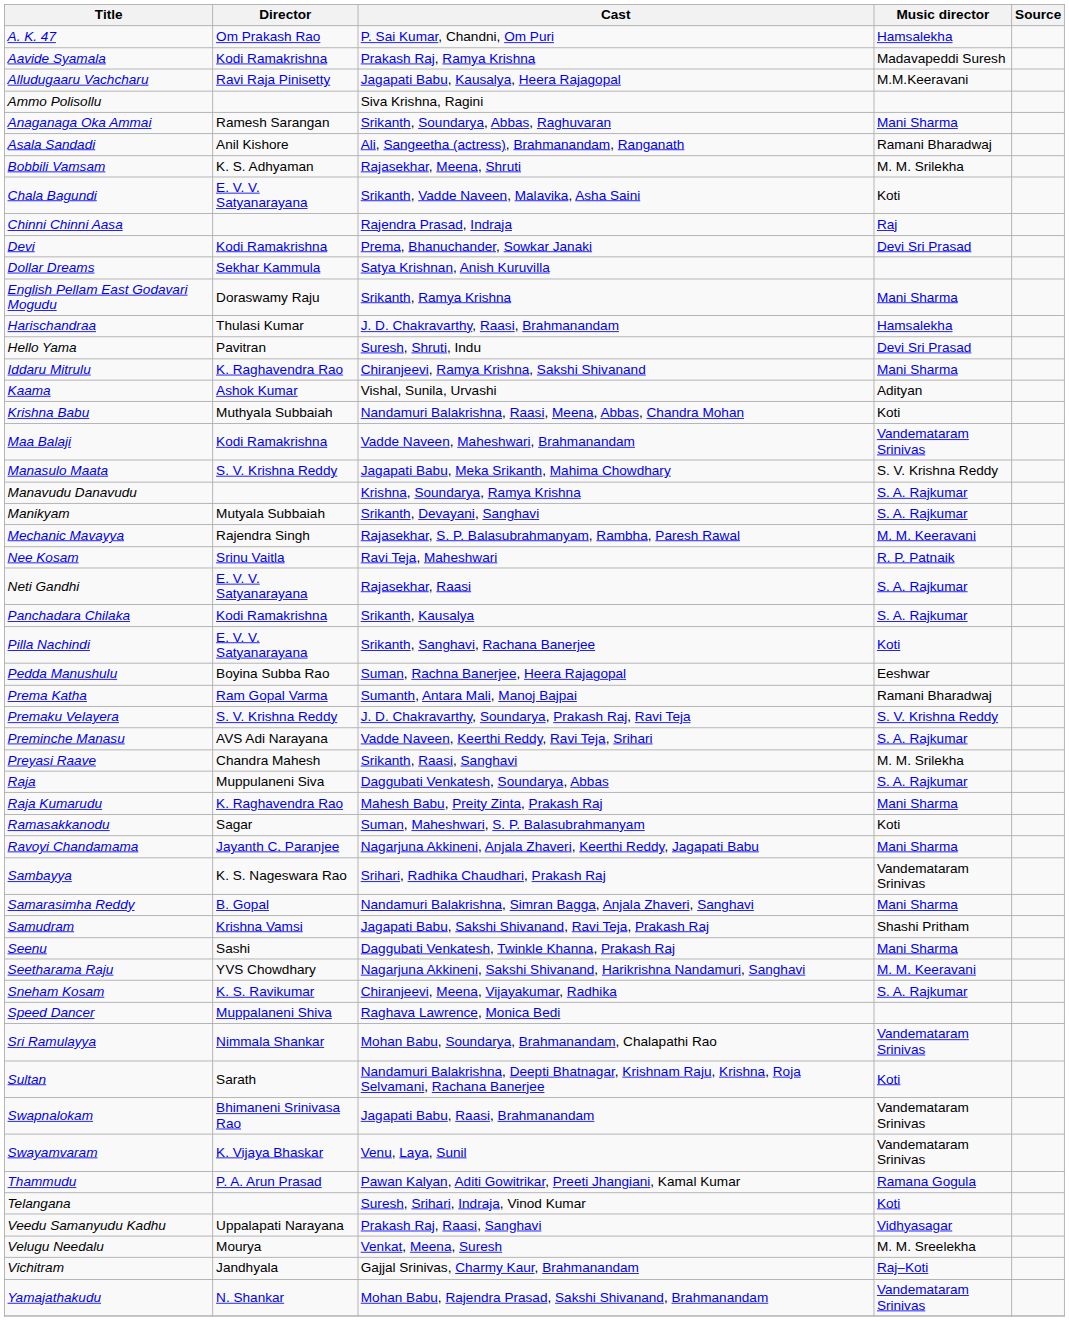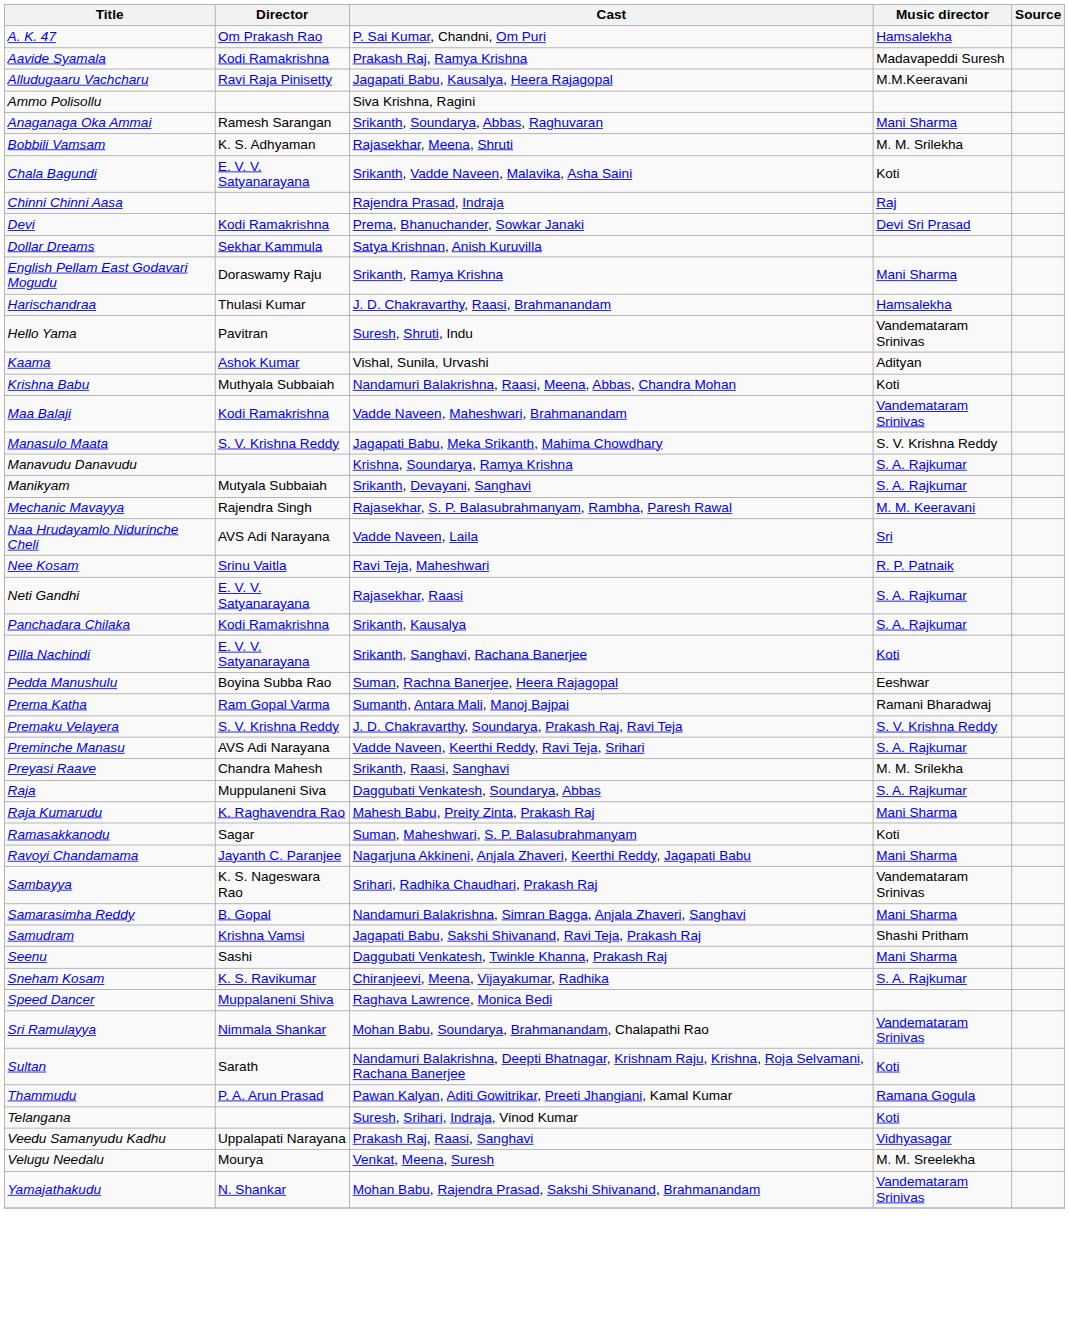- row: (51, 144)
(924, 347) Devi Sri Prasad -> (922, 333) Vandemataram Srinivas
- row: (49, 369)
+ row: (93, 537)
- row: (60, 969)
- row: (50, 1115)
- row: (53, 1152)
- row: (36, 1268)
